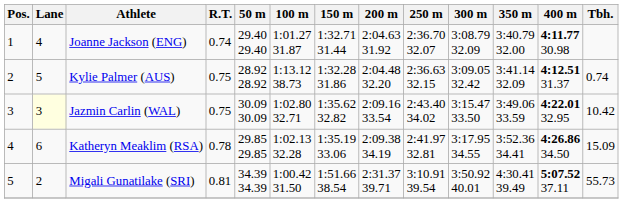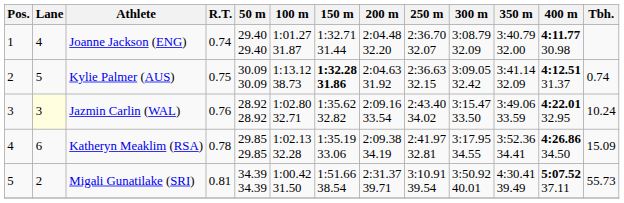(381, 42) 2:04.63 31.92 -> (382, 42) 2:04.48 32.20
(252, 76) 28.92 28.92 -> (252, 76) 30.09 30.09
(337, 76) normal -> (337, 76) bold
(381, 76) 2:04.48 32.20 -> (382, 76) 2:04.63 31.92
(220, 111) 0.75 -> (220, 111) 0.76
(252, 111) 30.09 30.09 -> (252, 111) 28.92 28.92
(600, 111) 10.42 -> (601, 111) 10.24
